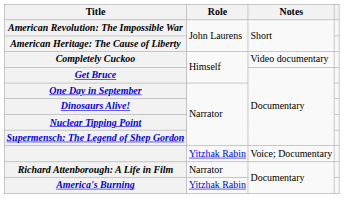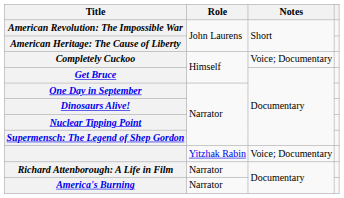(289, 59) Video documentary -> (291, 59) Voice; Documentary
(217, 185) Yitzhak Rabin -> (206, 185) Narrator
